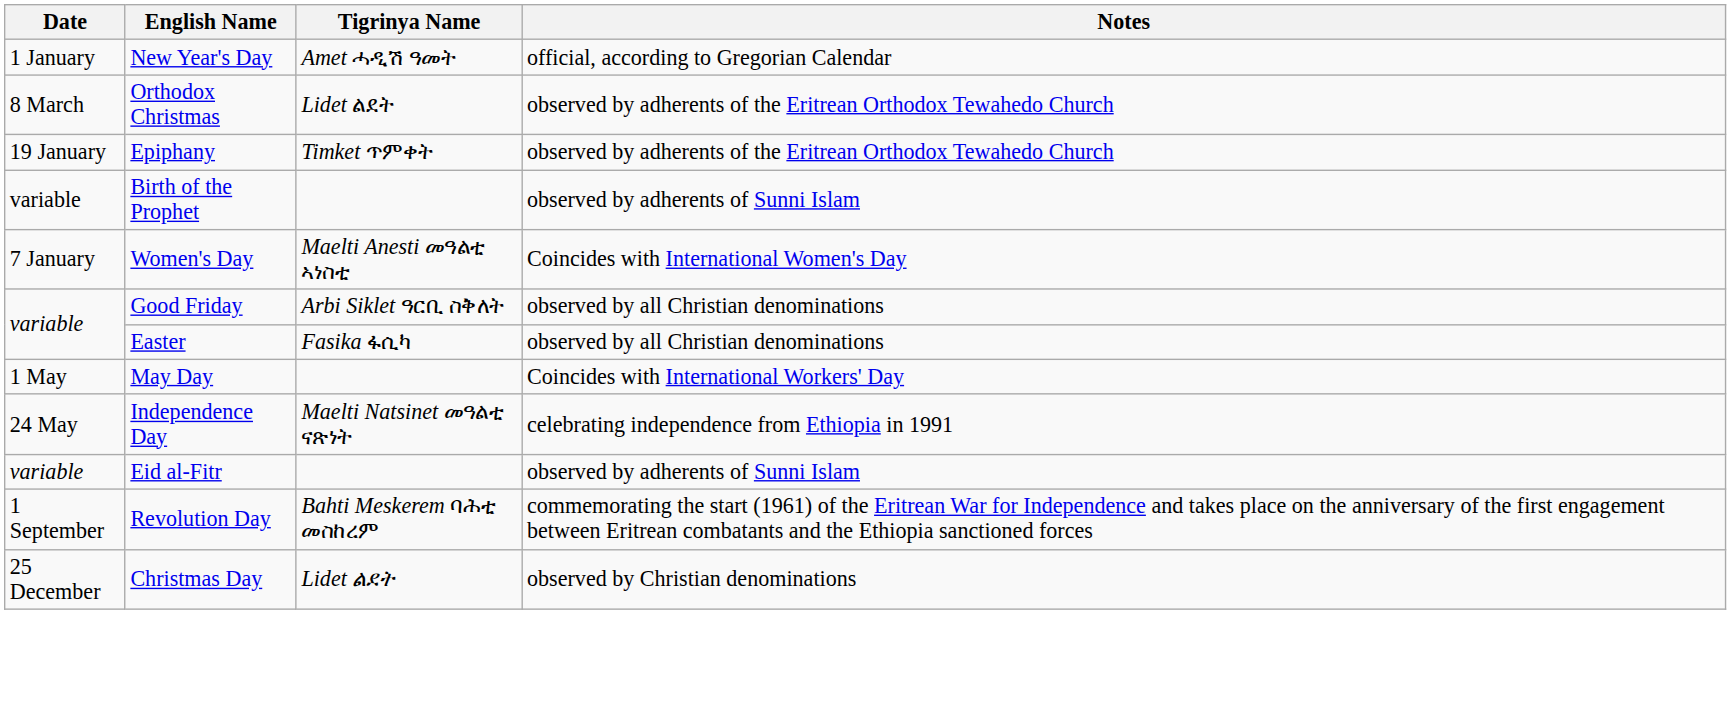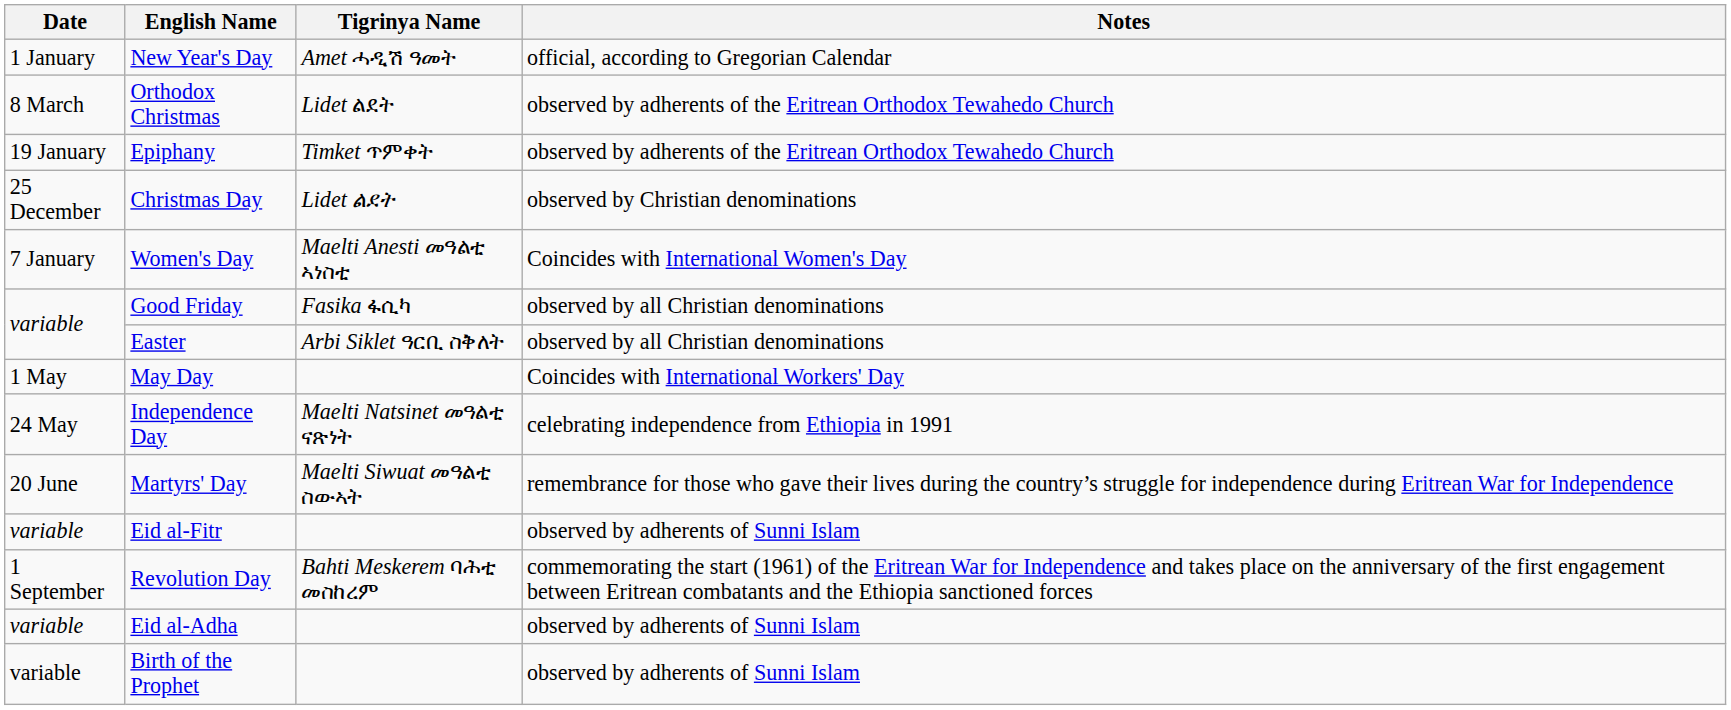rows swapped: (181, 199) <-> (196, 578)
(403, 306) Arbi Siklet ዓርቢ ስቅለት -> (356, 306) Fasika ፋሲካ
(356, 341) Fasika ፋሲካ -> (403, 341) Arbi Siklet ዓርቢ ስቅለት
+ row: (188, 483)
+ row: (184, 626)
